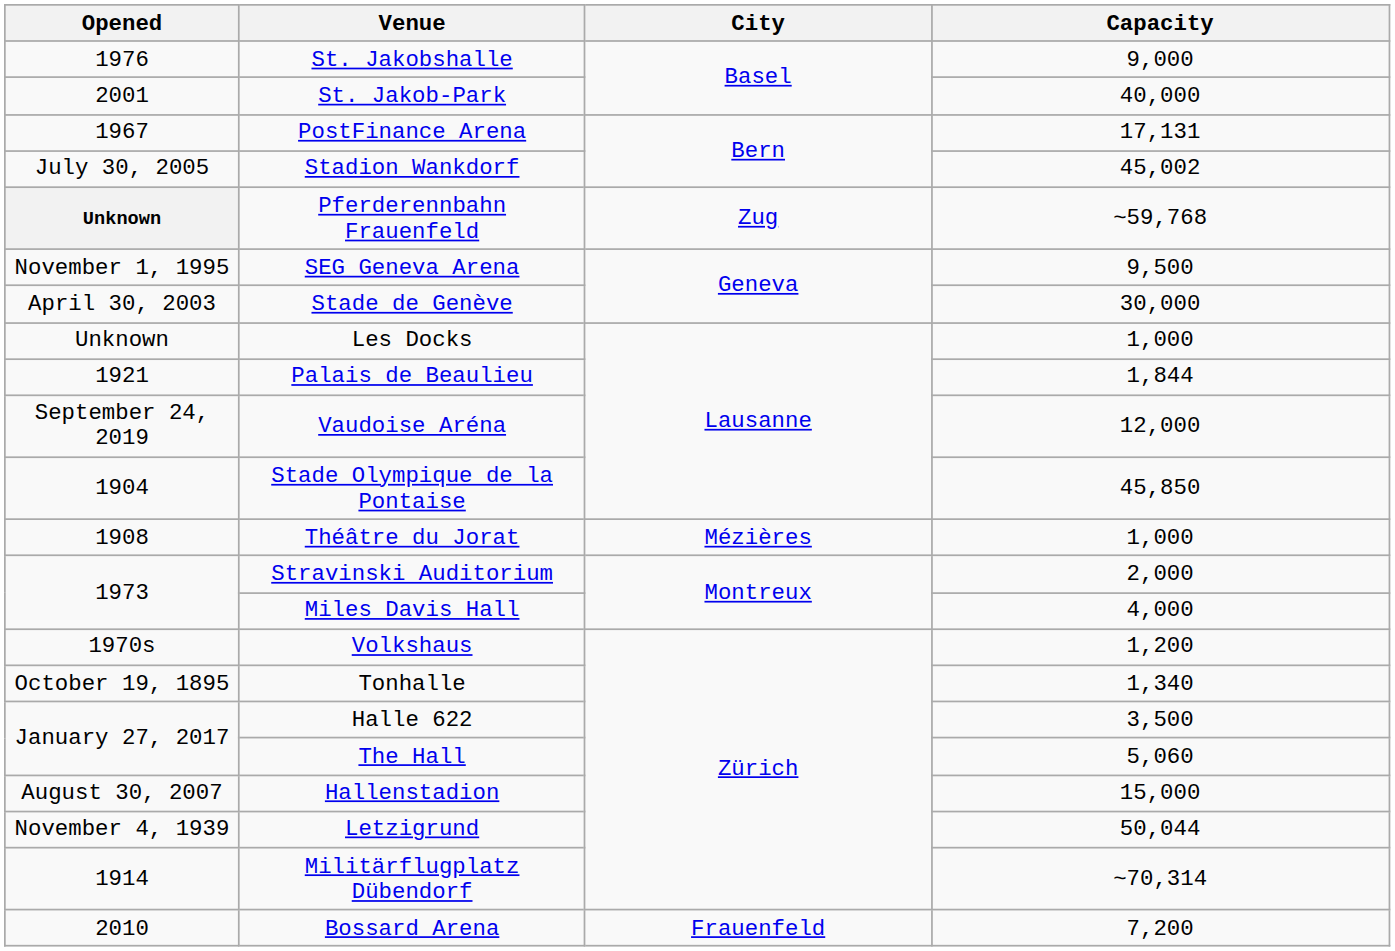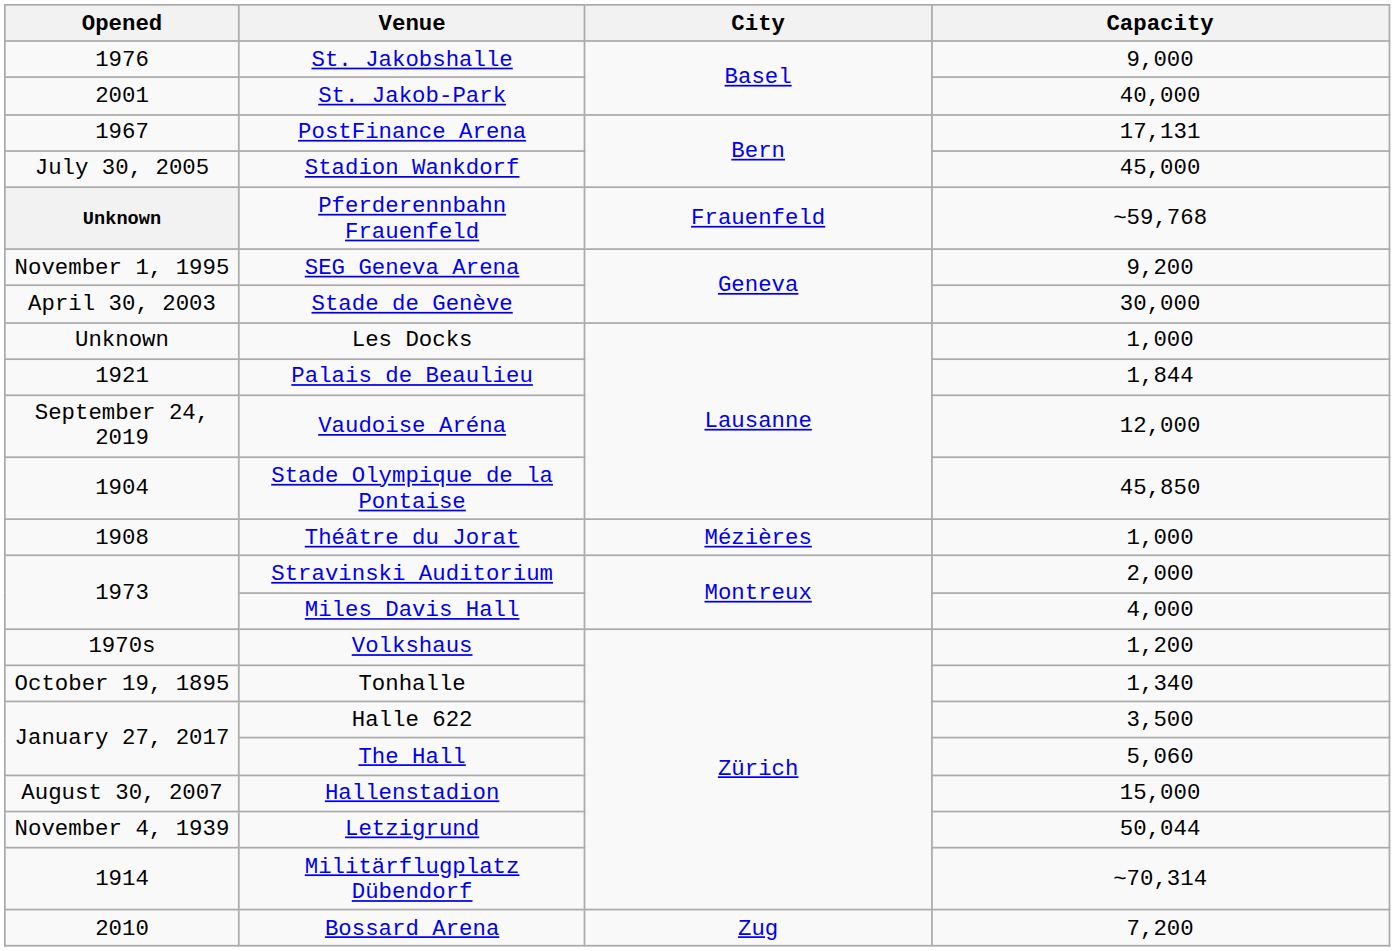(1160, 169) 45,002 -> (1160, 169) 45,000
(758, 218) Zug -> (758, 218) Frauenfeld
(1160, 268) 9,500 -> (1160, 268) 9,200
(758, 928) Frauenfeld -> (758, 928) Zug
